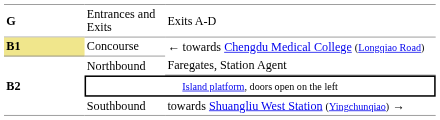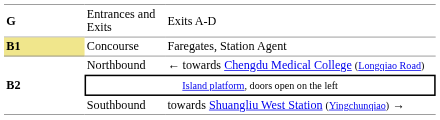(296, 47) ← towards Chengdu Medical College (Longqiao Road) -> (227, 46) Faregates, Station Agent
(227, 65) Faregates, Station Agent -> (296, 65) ← towards Chengdu Medical College (Longqiao Road)
